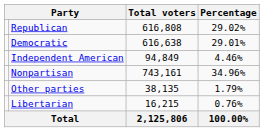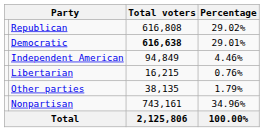(162, 42) normal -> (162, 42) bold
rows swapped: (42, 104) <-> (42, 73)
